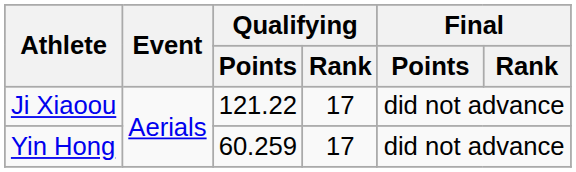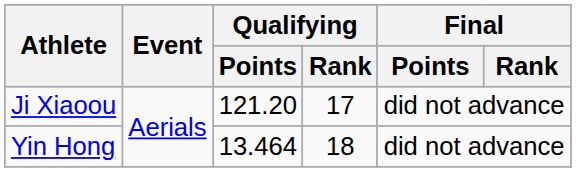(258, 107) 121.22 -> (258, 107) 121.20
(258, 147) 60.259 -> (258, 147) 13.464
(340, 147) 17 -> (340, 147) 18
